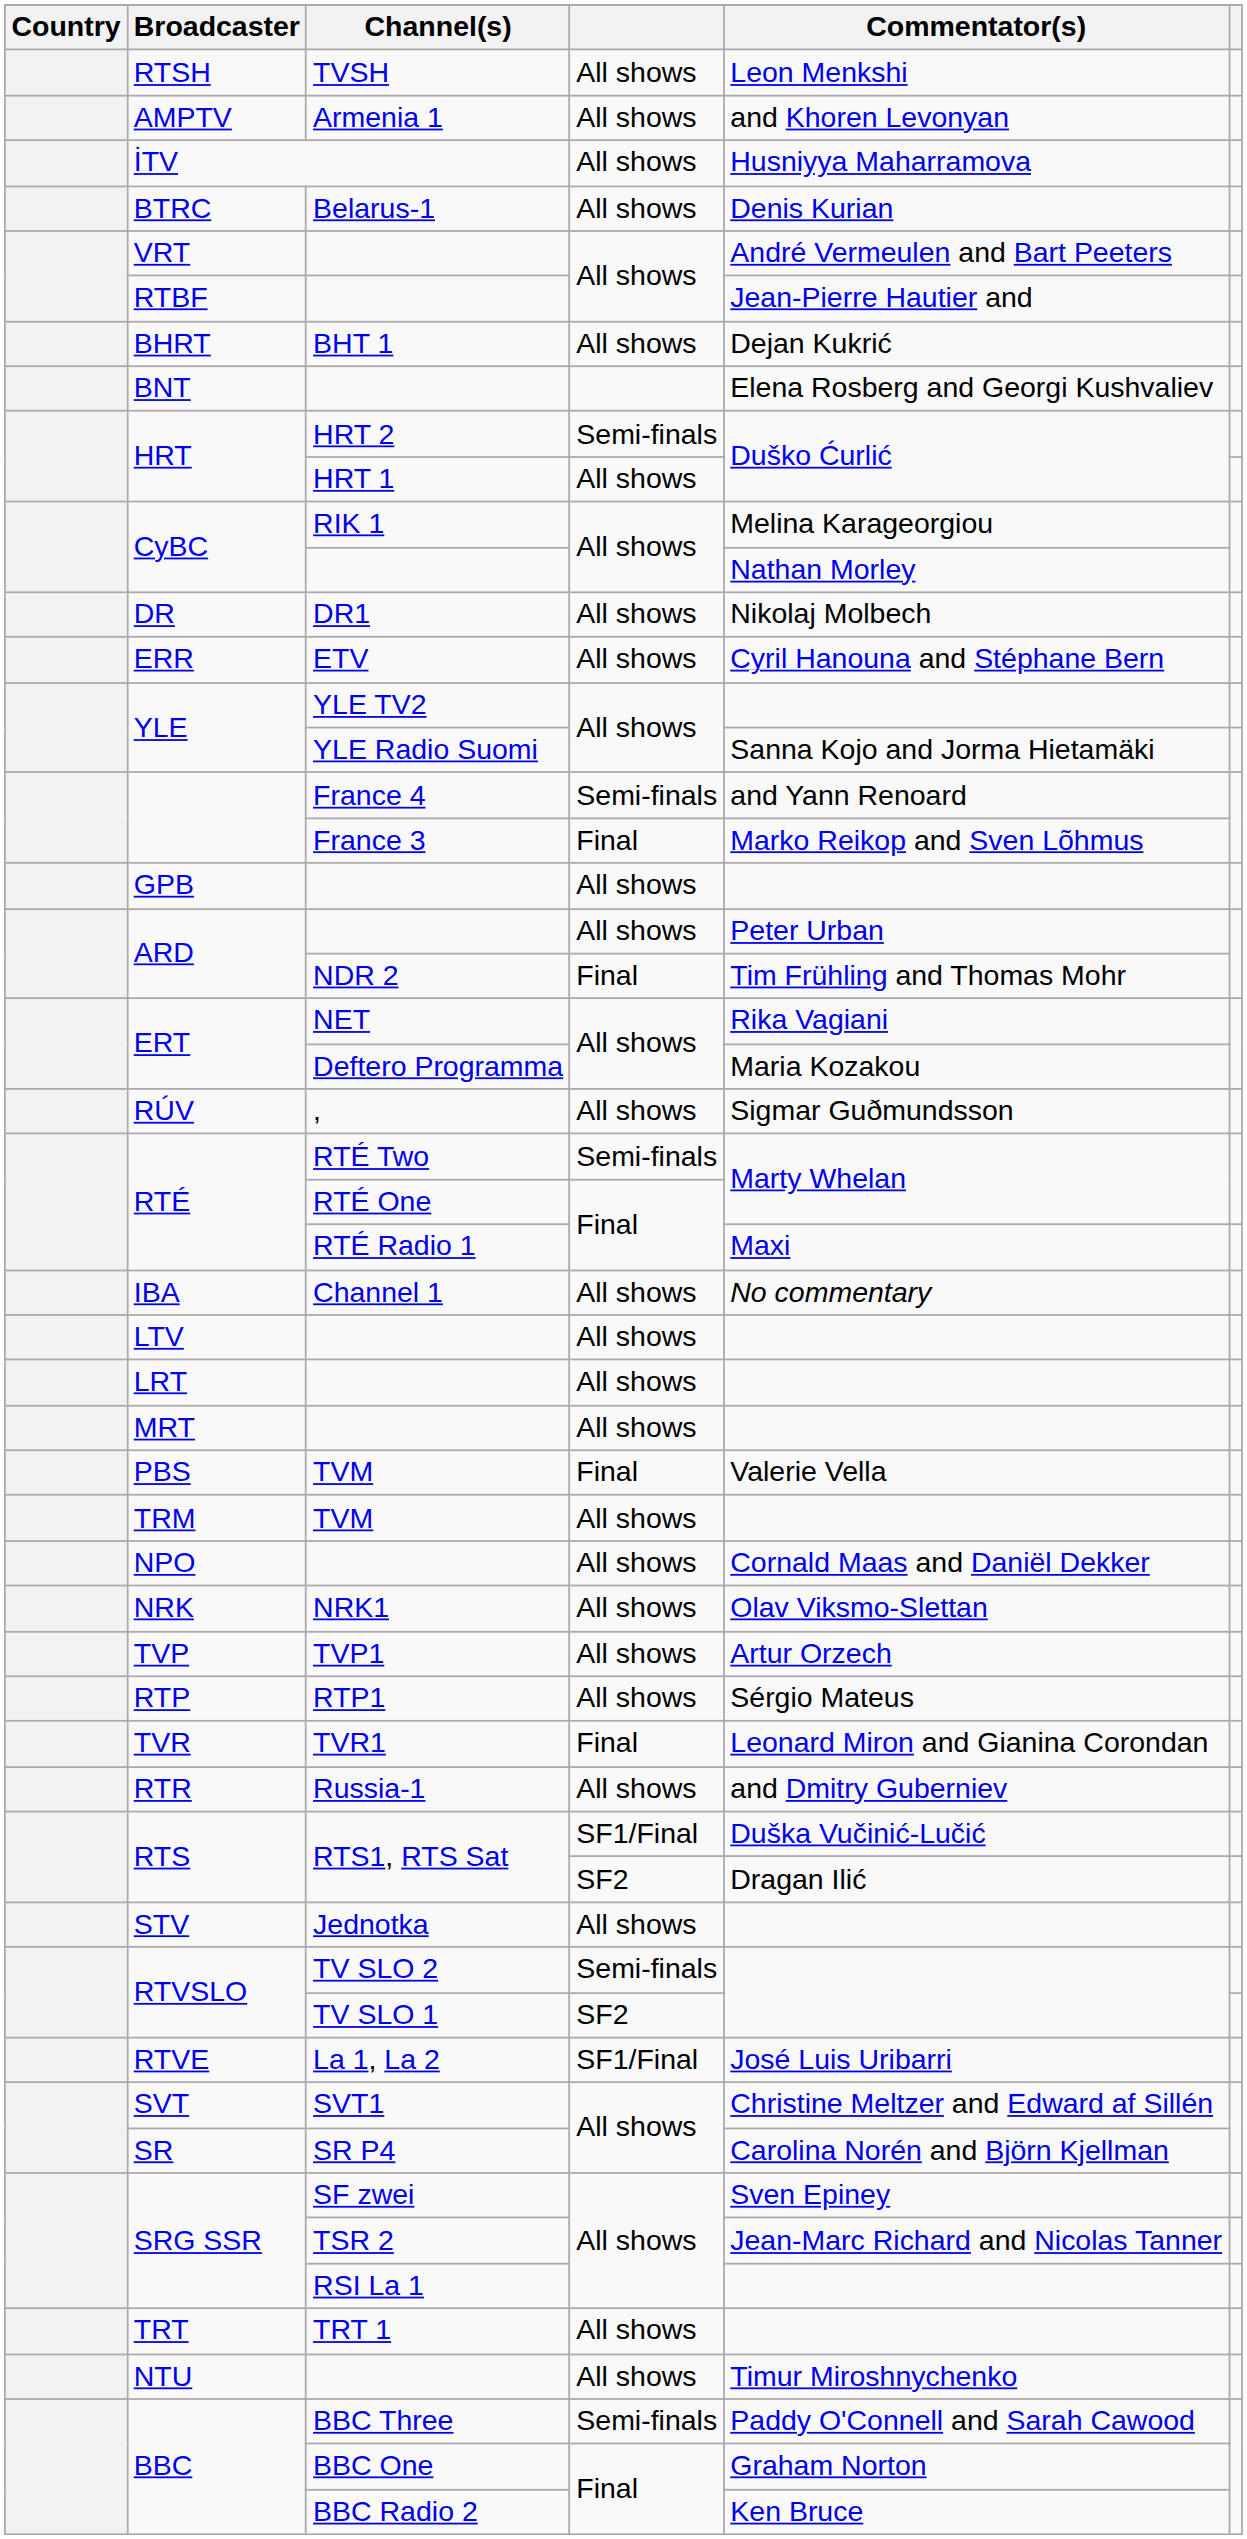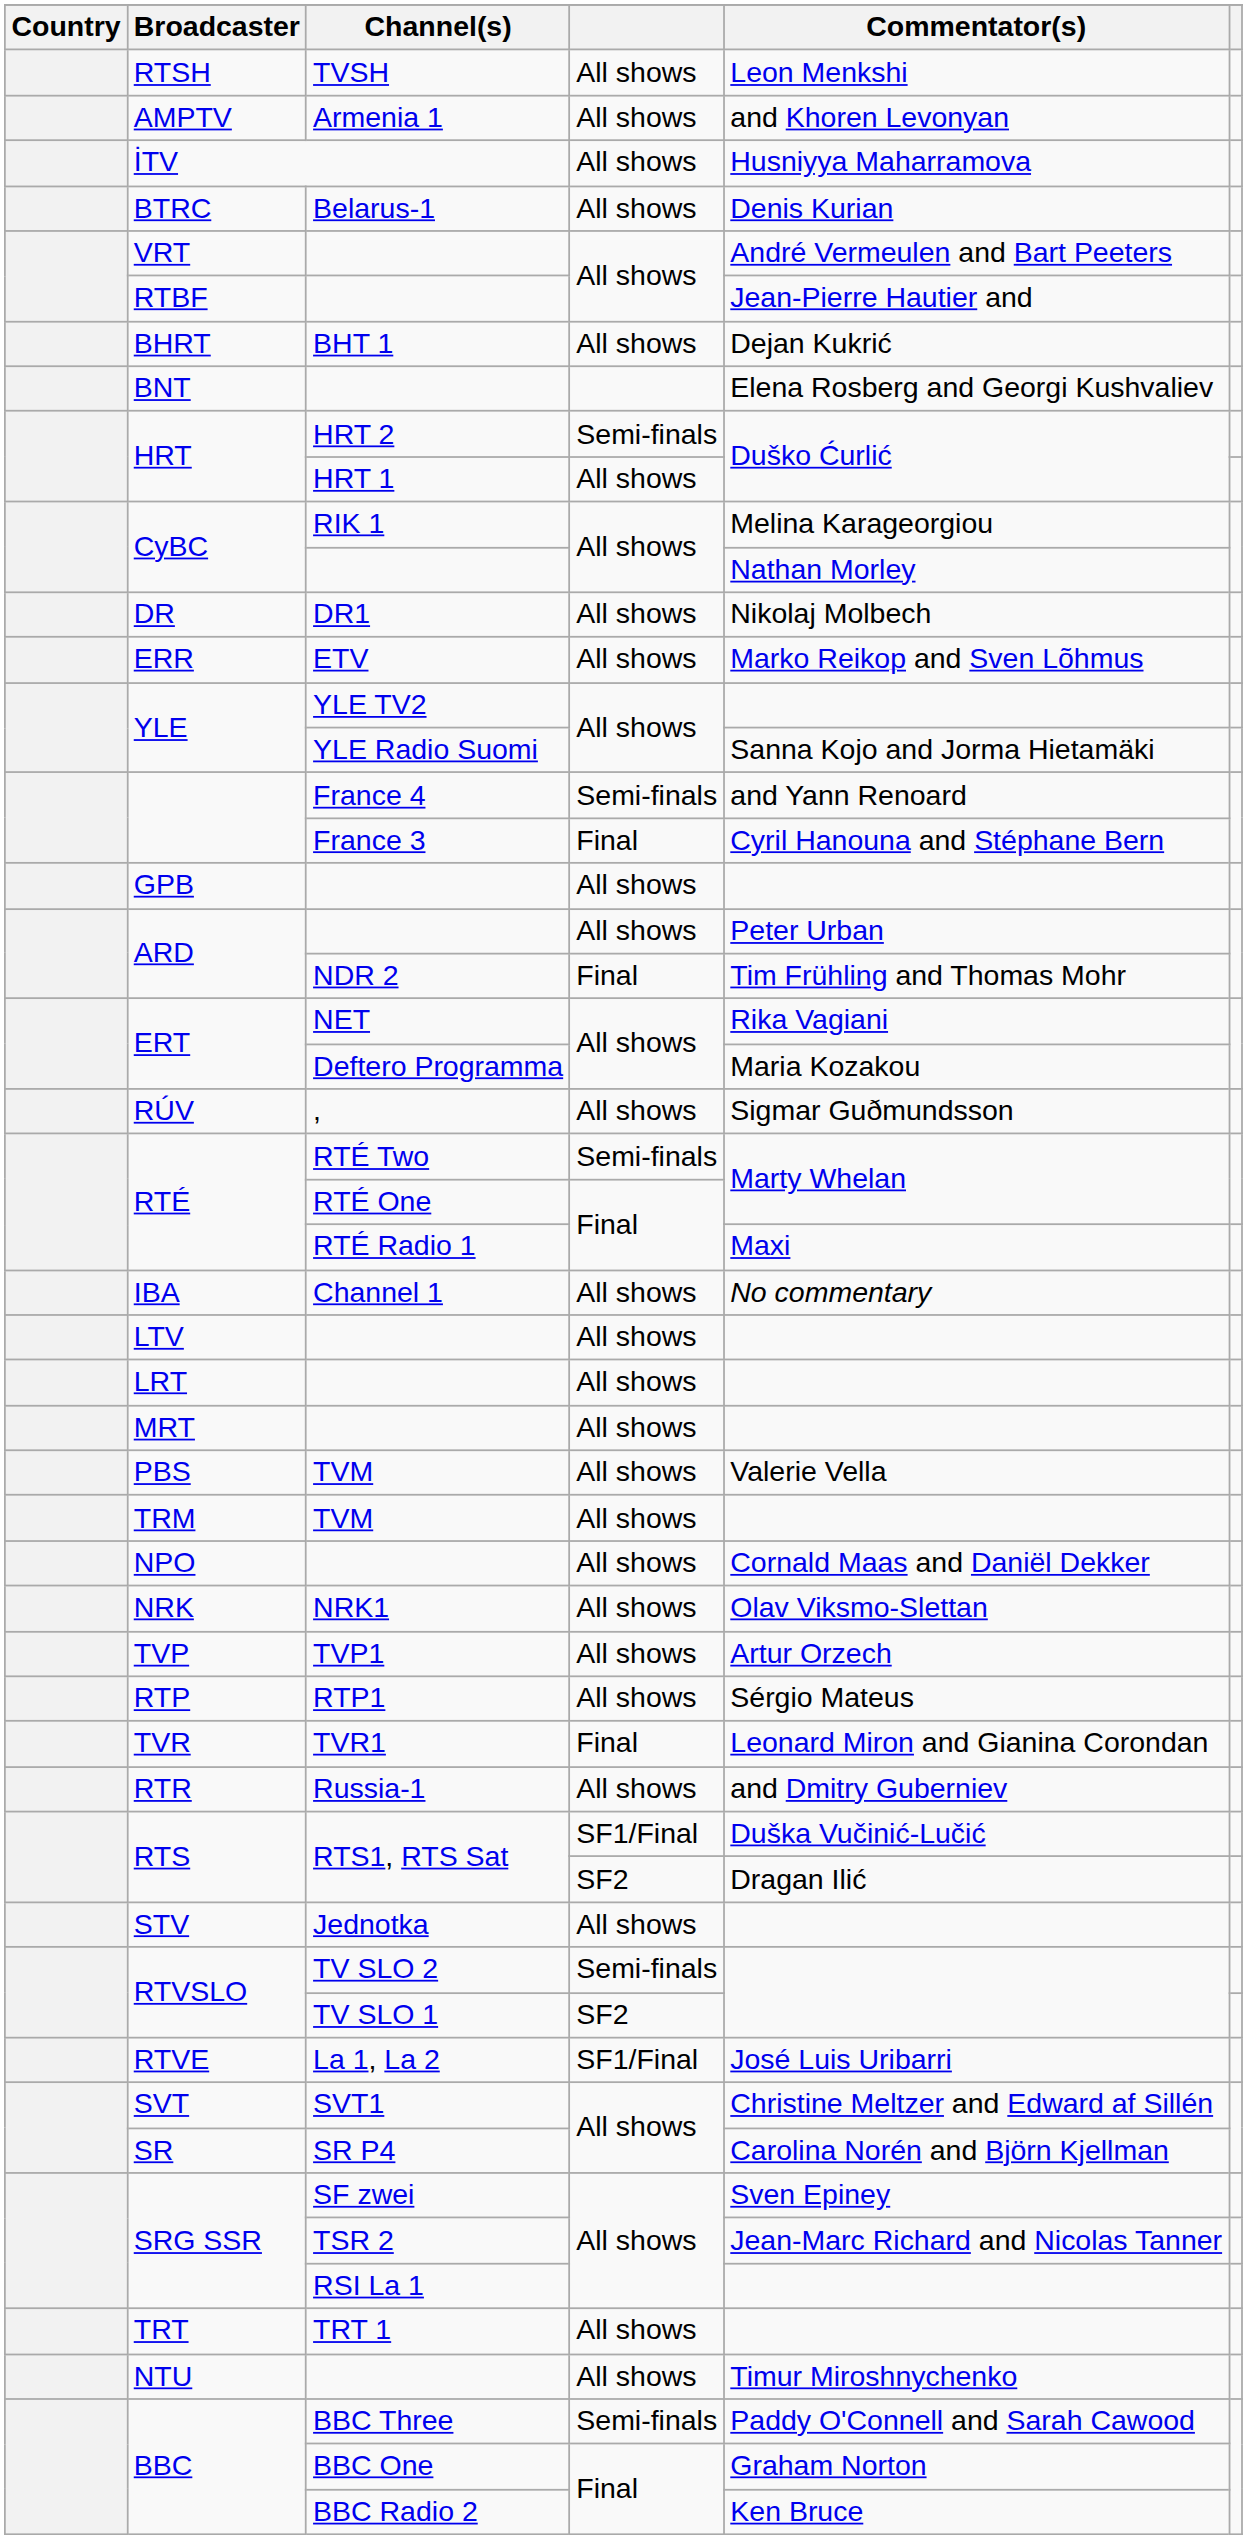(947, 659) Cyril Hanouna and Stéphane Bern -> (937, 659) Marko Reikop and Sven Lõhmus
(937, 840) Marko Reikop and Sven Lõhmus -> (947, 840) Cyril Hanouna and Stéphane Bern
(607, 1472) Final -> (636, 1472) All shows
